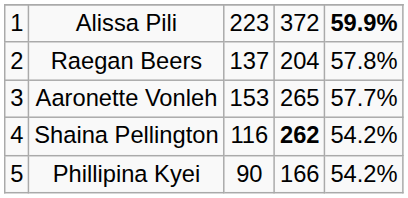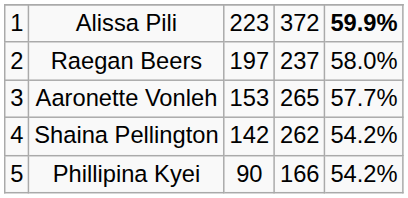(249, 60) 137 -> (249, 60) 197
(300, 60) 204 -> (300, 60) 237
(364, 60) 57.8% -> (364, 60) 58.0%
(249, 135) 116 -> (249, 135) 142
(300, 135) bold -> (300, 135) normal
